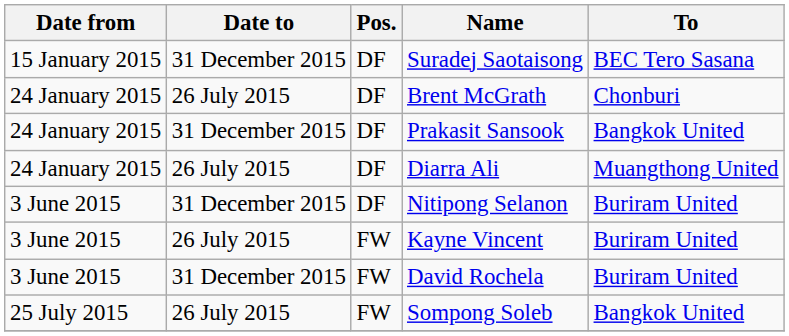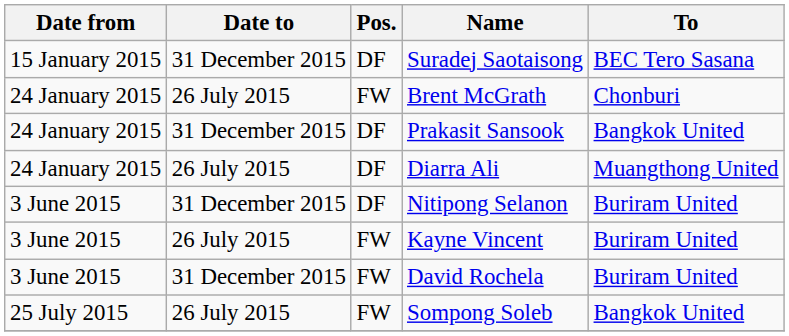(371, 95) DF -> (374, 95) FW
